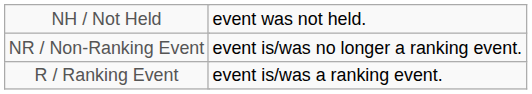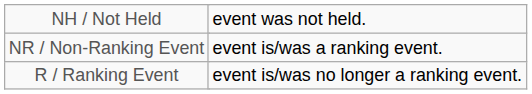(367, 47) event is/was no longer a ranking event. -> (328, 47) event is/was a ranking event.
(328, 76) event is/was a ranking event. -> (367, 76) event is/was no longer a ranking event.
